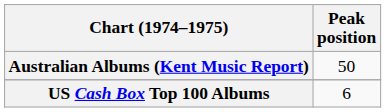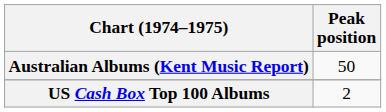(347, 93) 6 -> (347, 93) 2
